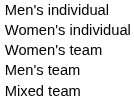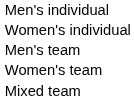rows swapped: (43, 70) <-> (53, 50)
